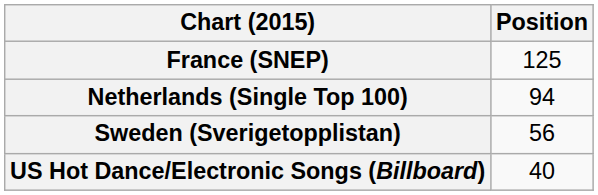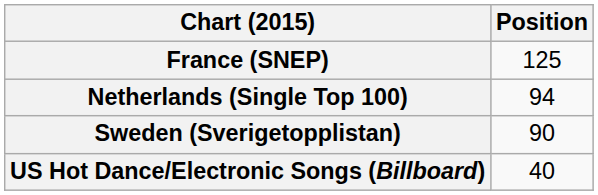(542, 134) 56 -> (542, 134) 90
